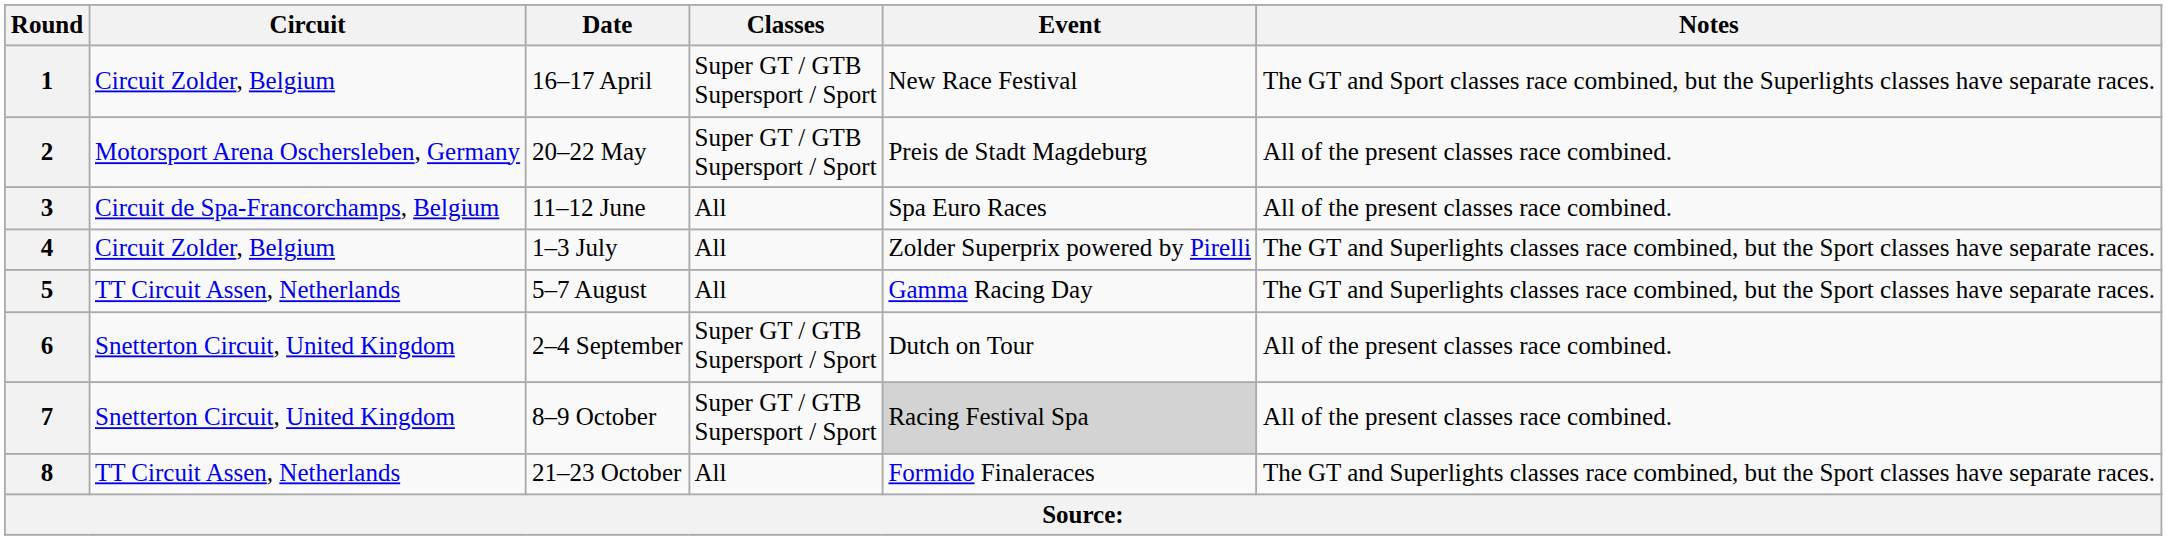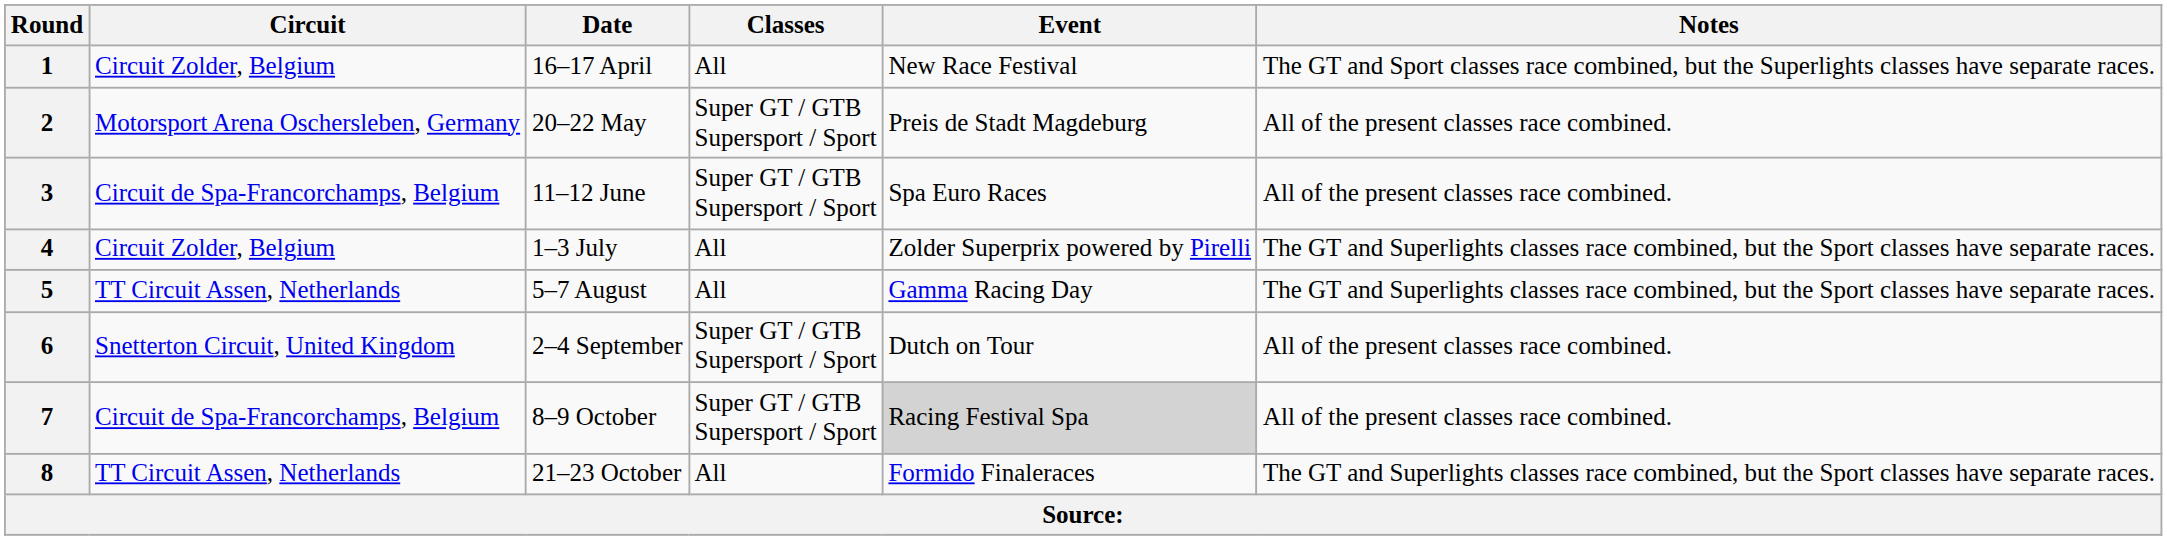(786, 80) Super GT / GTB Supersport / Sport -> (711, 66) All
(711, 207) All -> (786, 192) Super GT / GTB Supersport / Sport
(275, 416) Snetterton Circuit, United Kingdom -> (297, 416) Circuit de Spa-Francorchamps, Belgium
